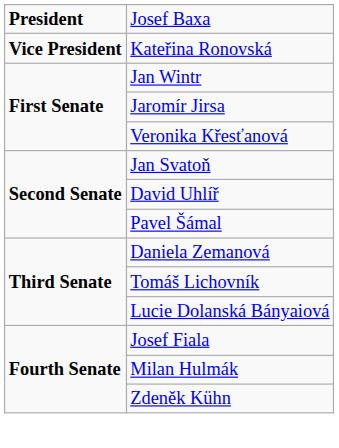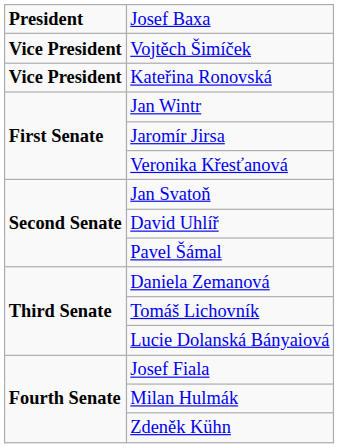+ row: (191, 48)
